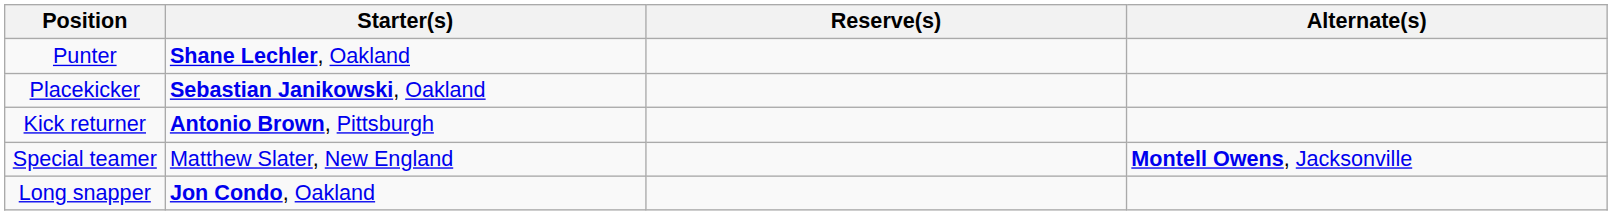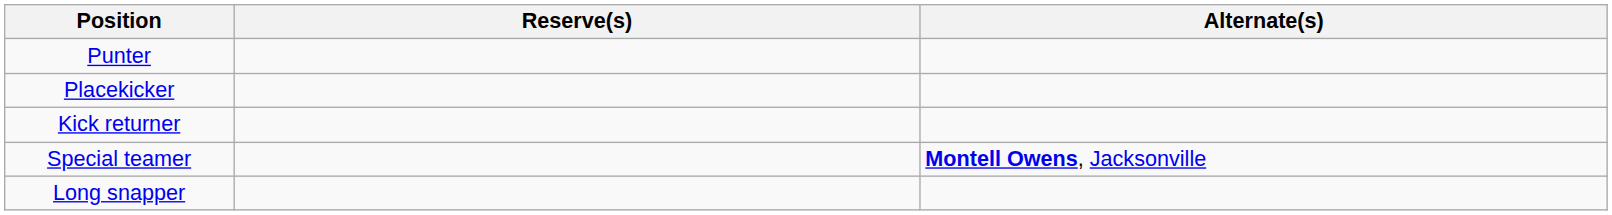- column: (405, 21)
